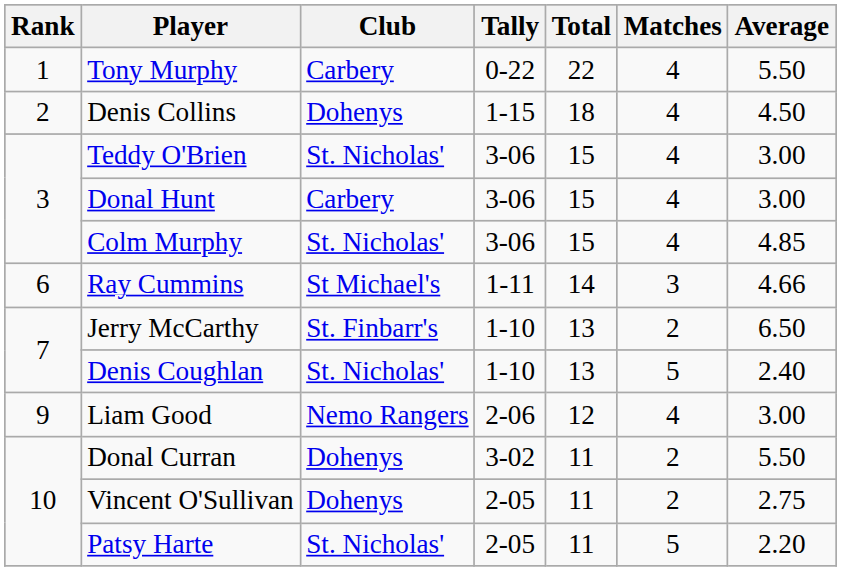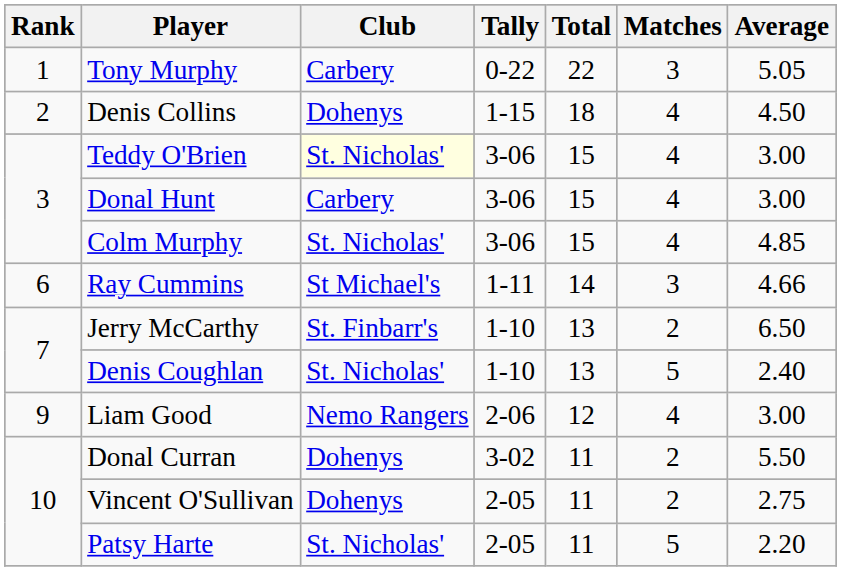(673, 69) 4 -> (673, 69) 3
(782, 69) 5.50 -> (782, 69) 5.05
(375, 155) no background -> (375, 155) lightyellow background
